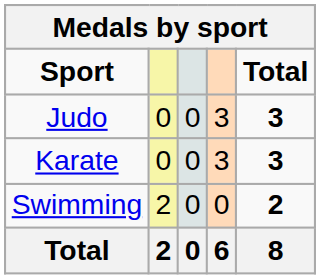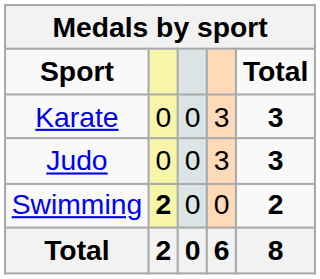rows swapped: (77, 116) <-> (77, 161)
(163, 205) normal -> (163, 205) bold
